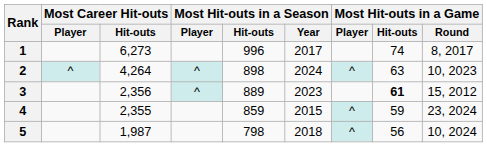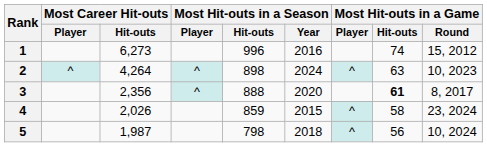(308, 51) 2017 -> (308, 51) 2016
(452, 51) 8, 2017 -> (452, 51) 15, 2012
(254, 91) 889 -> (254, 91) 888
(308, 91) 2023 -> (308, 91) 2020
(452, 91) 15, 2012 -> (452, 91) 8, 2017
(135, 111) 2,355 -> (135, 111) 2,026
(397, 111) 59 -> (397, 111) 58
